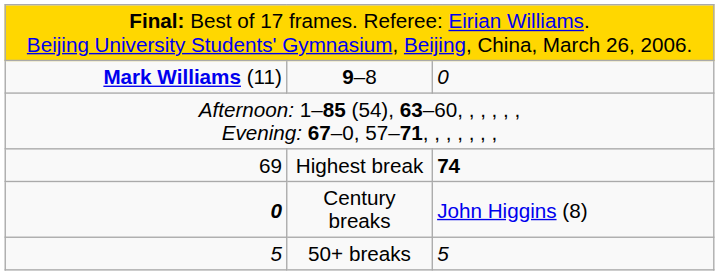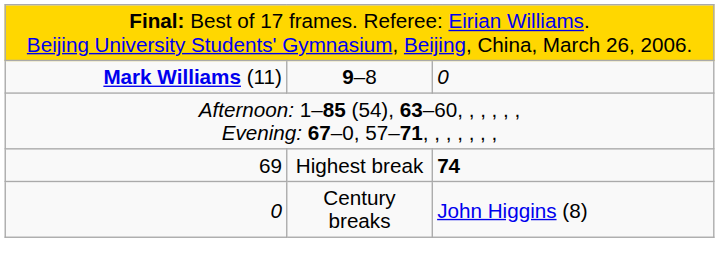(276, 210) bold -> (276, 210) normal
- row: (360, 254)
